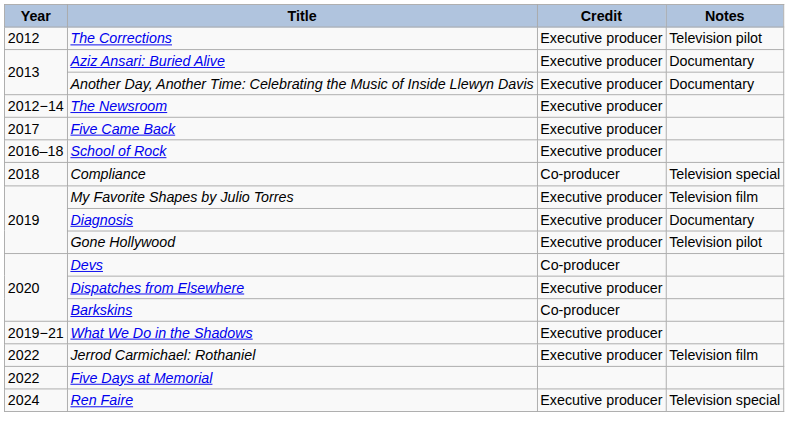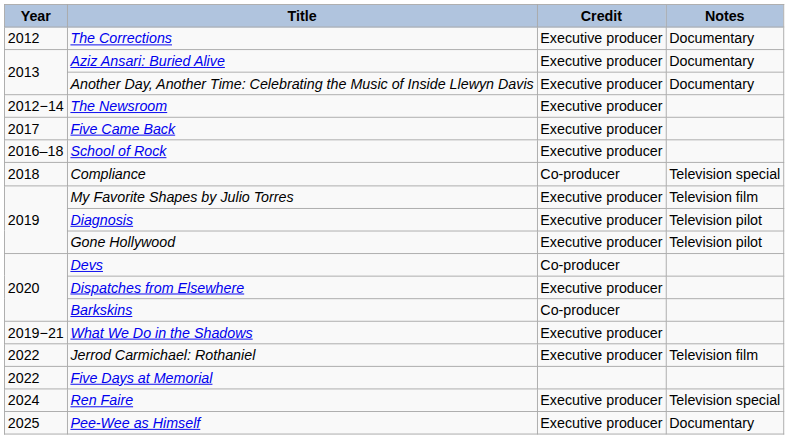(716, 39) Television pilot -> (712, 39) Documentary
(712, 220) Documentary -> (716, 220) Television pilot
+ row: (135, 423)
